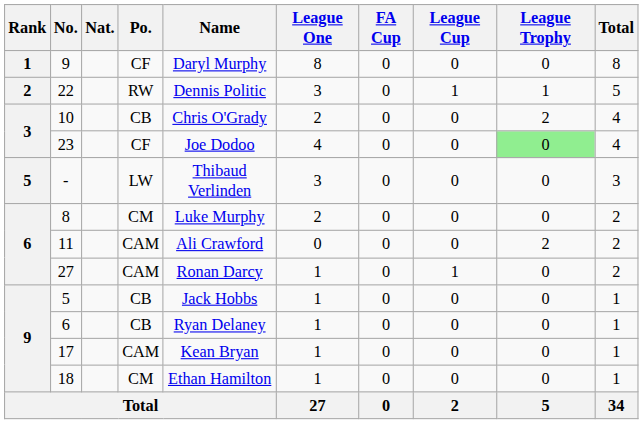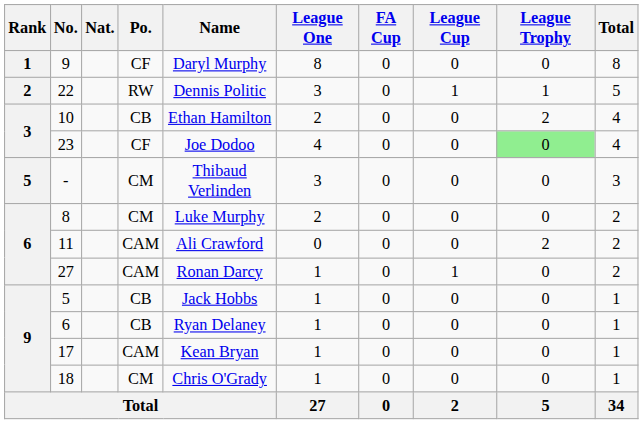(220, 117) Chris O'Grady -> (220, 117) Ethan Hamilton
(141, 181) LW -> (141, 181) CM
(220, 378) Ethan Hamilton -> (220, 378) Chris O'Grady
